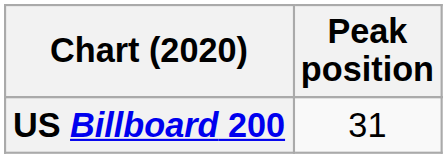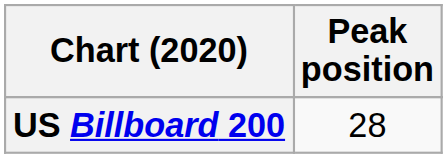(367, 124) 31 -> (367, 124) 28
